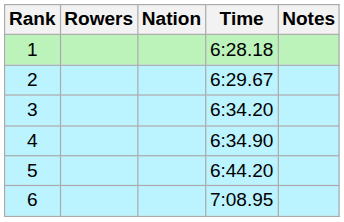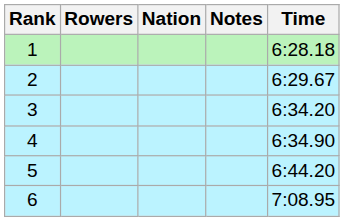columns swapped: (242, 19) <-> (309, 19)
